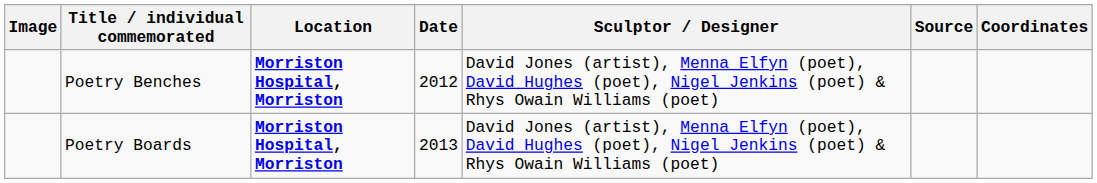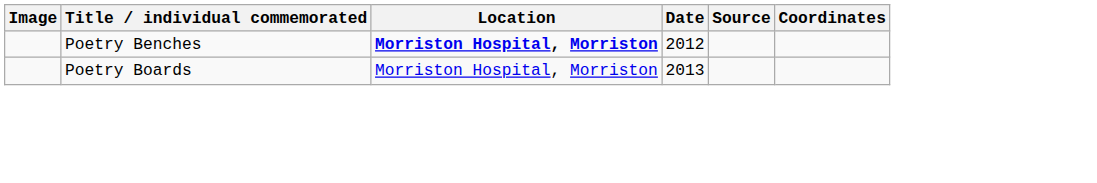- column: (686, 27)
(299, 146) bold -> (516, 71) normal
